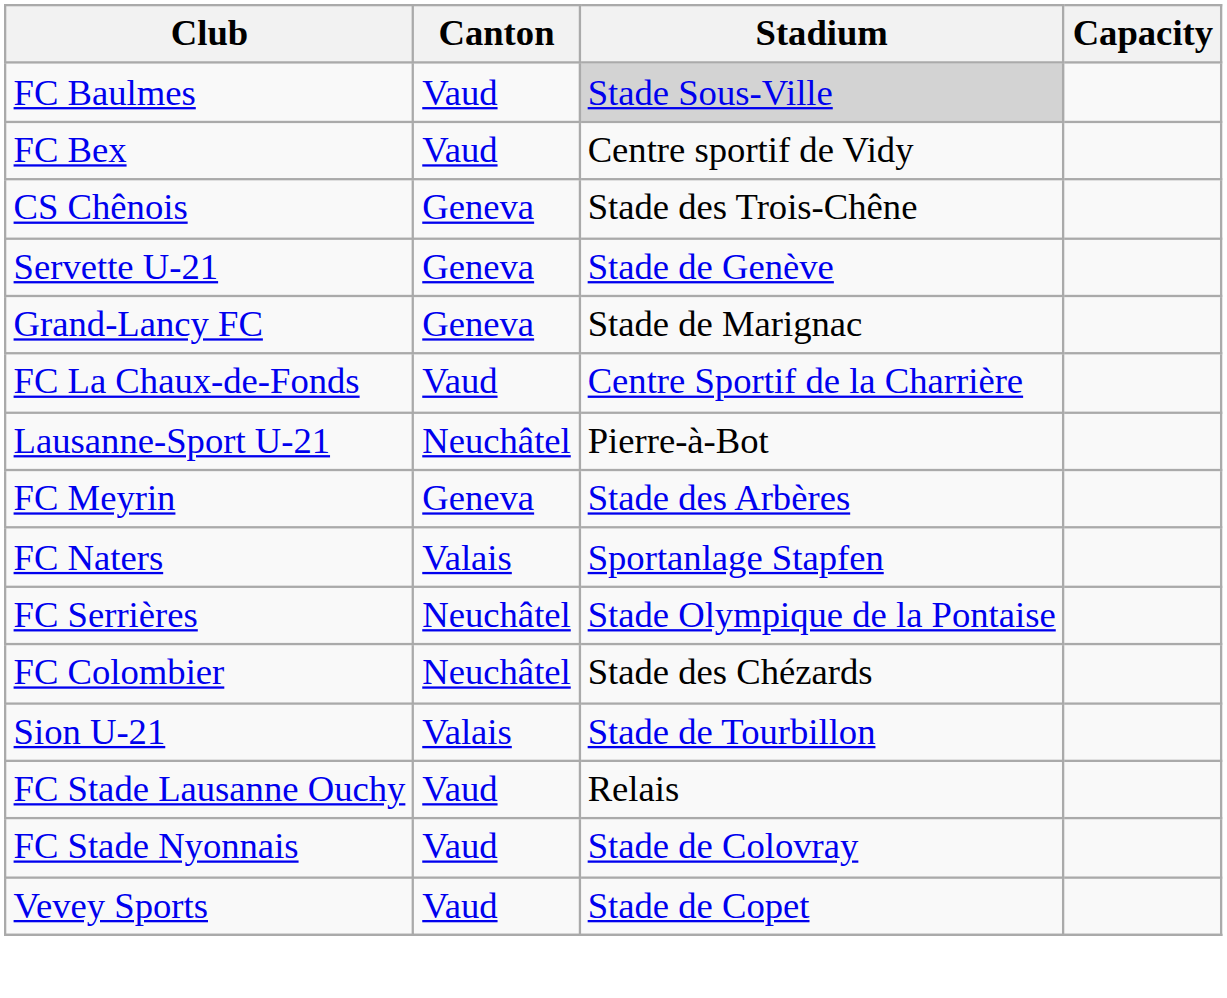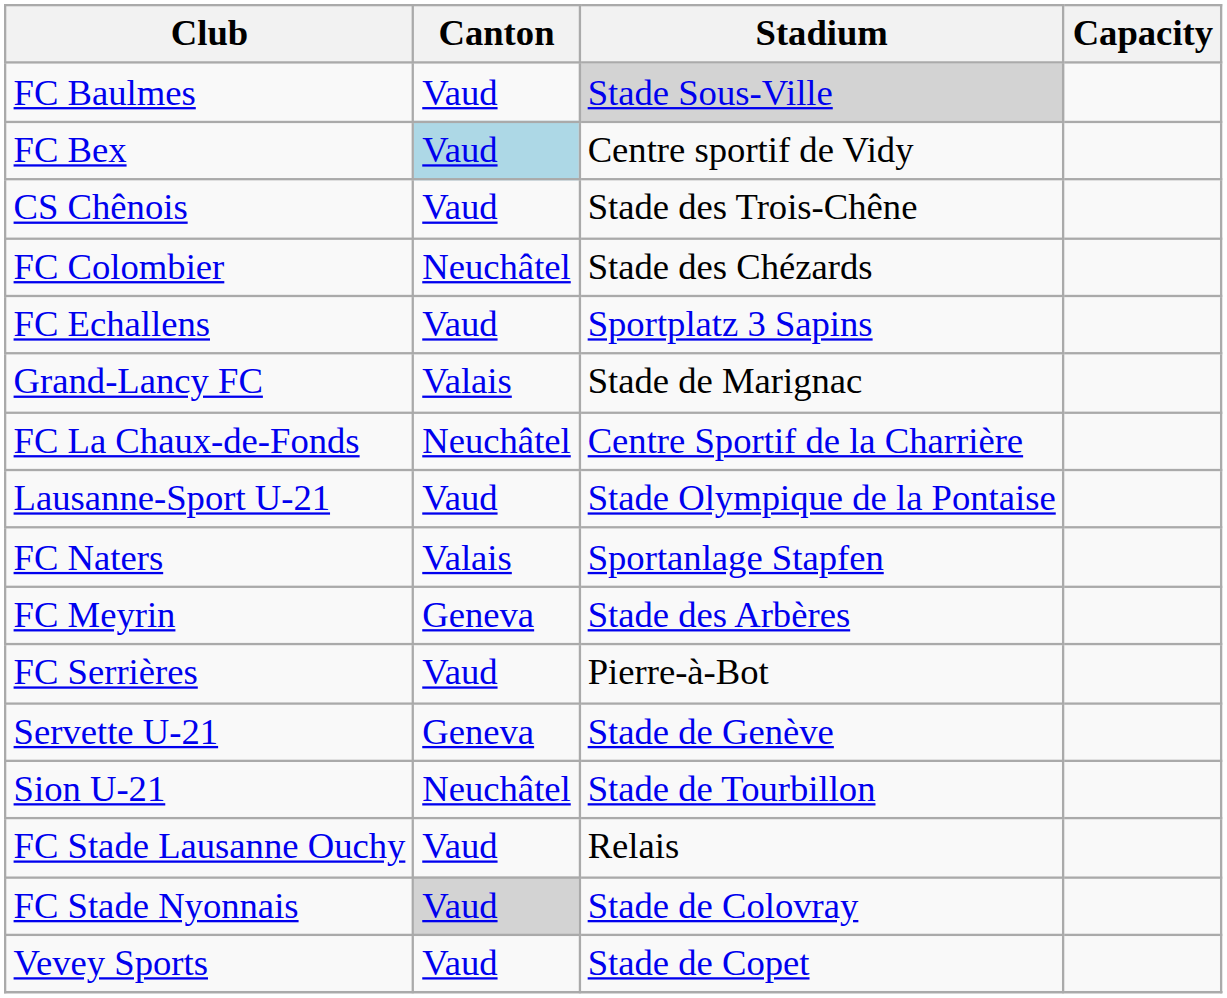(460, 149) no background -> (460, 149) lightblue background
(478, 207) Geneva -> (460, 207) Vaud
rows swapped: (119, 672) <-> (116, 265)
+ row: (112, 324)
(478, 324) Geneva -> (467, 382) Valais
(460, 382) Vaud -> (497, 440) Neuchâtel
(497, 440) Neuchâtel -> (460, 498) Vaud
(678, 440) Pierre-à-Bot -> (822, 498) Stade Olympique de la Pontaise
rows swapped: (88, 556) <-> (95, 498)
(497, 614) Neuchâtel -> (460, 672) Vaud
(822, 614) Stade Olympique de la Pontaise -> (678, 672) Pierre-à-Bot
(467, 730) Valais -> (497, 788) Neuchâtel
(460, 847) no background -> (460, 905) lightgrey background
